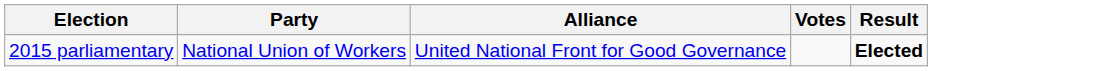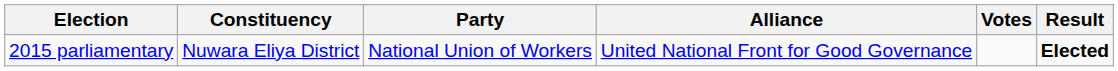+ column: (271, 19)
